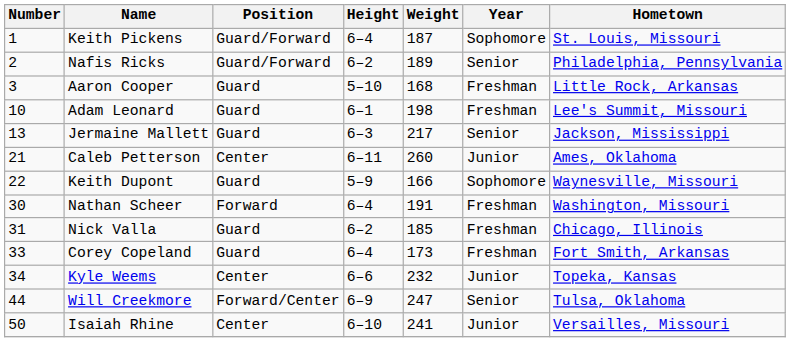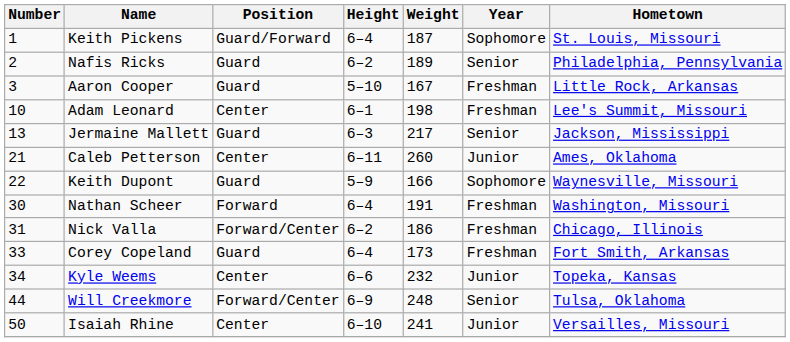(274, 64) Guard/Forward -> (238, 64) Guard
(420, 88) 168 -> (420, 88) 167
(238, 112) Guard -> (243, 112) Center
(238, 230) Guard -> (278, 230) Forward/Center
(420, 230) 185 -> (420, 230) 186
(420, 302) 247 -> (420, 302) 248
